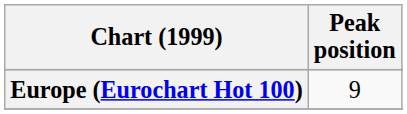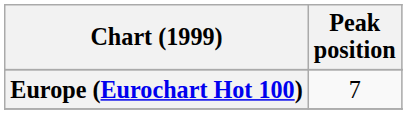(355, 89) 9 -> (355, 89) 7
